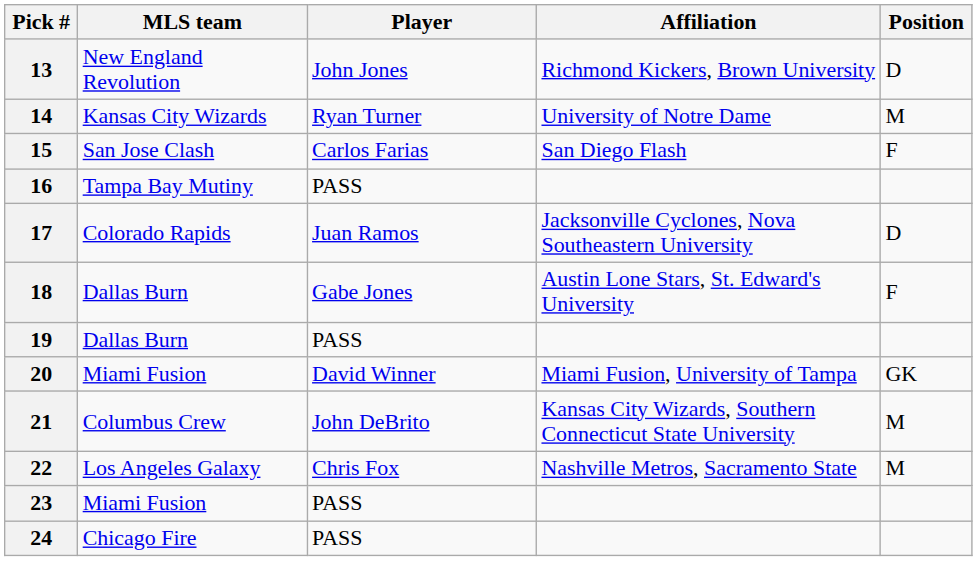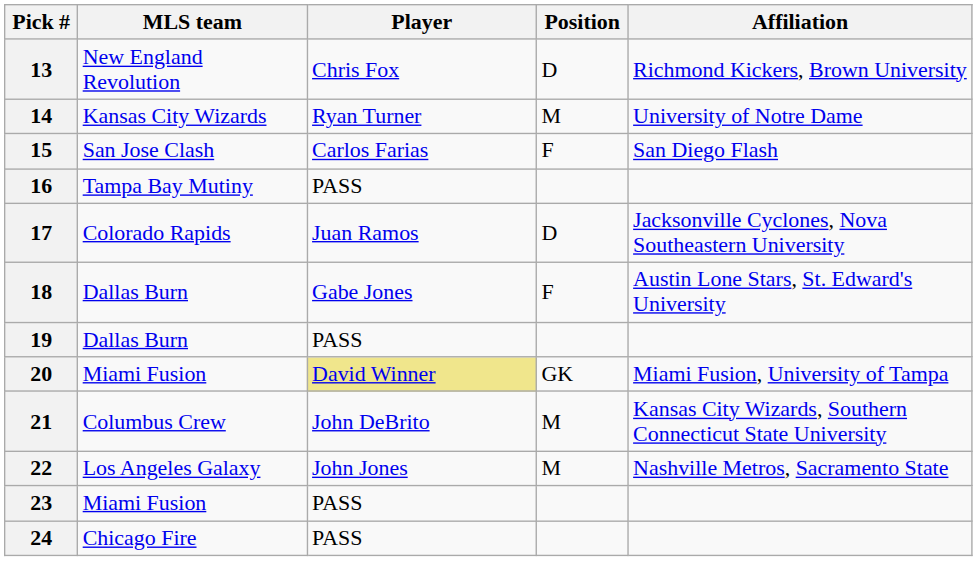columns swapped: (926, 21) <-> (708, 21)
(360, 68) John Jones -> (356, 68) Chris Fox
(374, 373) no background -> (374, 373) khaki background
(356, 468) Chris Fox -> (360, 468) John Jones
